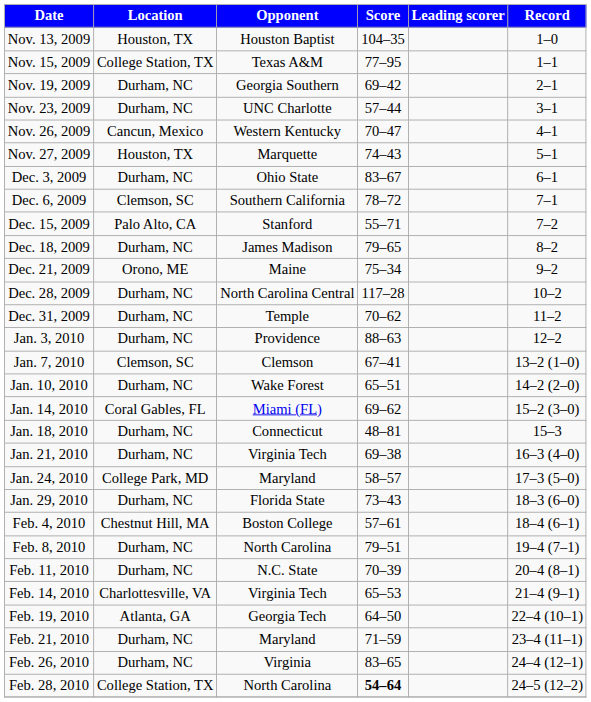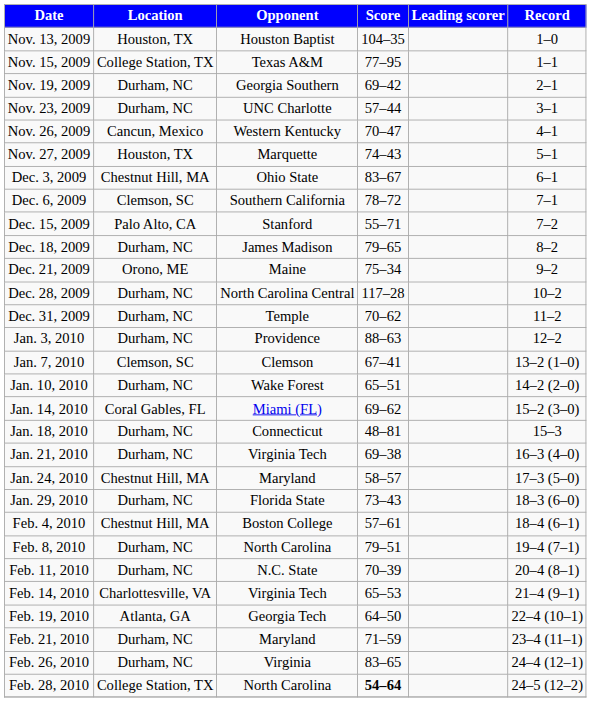(155, 177) Durham, NC -> (155, 177) Chestnut Hill, MA
(155, 477) College Park, MD -> (155, 477) Chestnut Hill, MA
